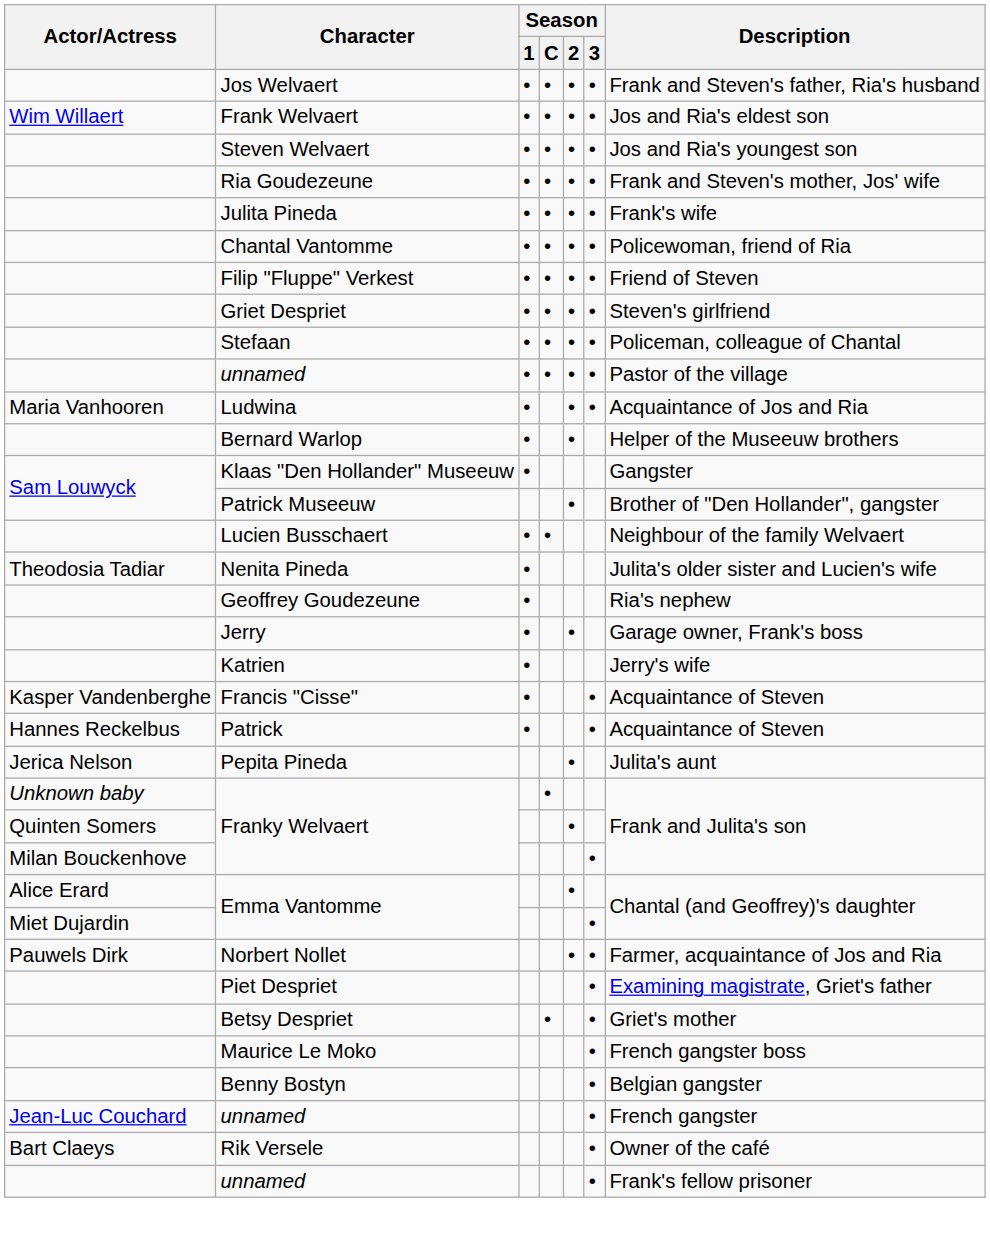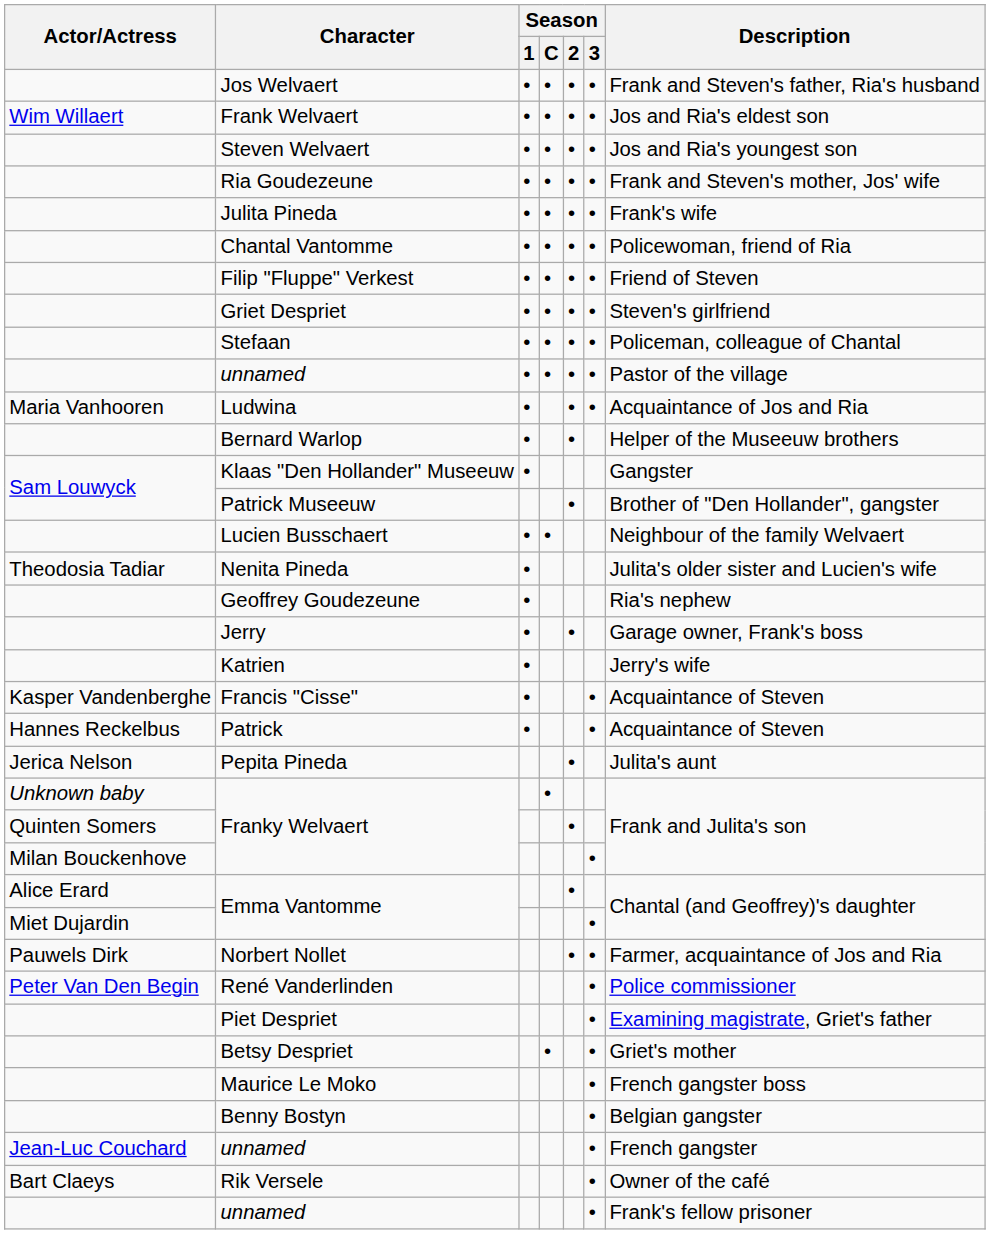+ row: (104, 987)
